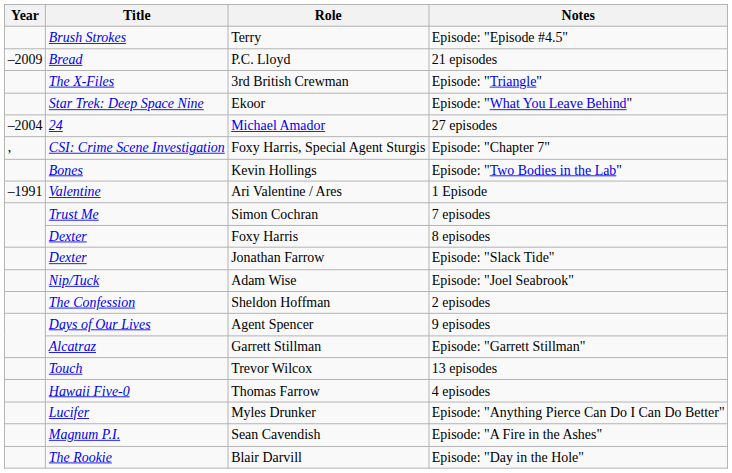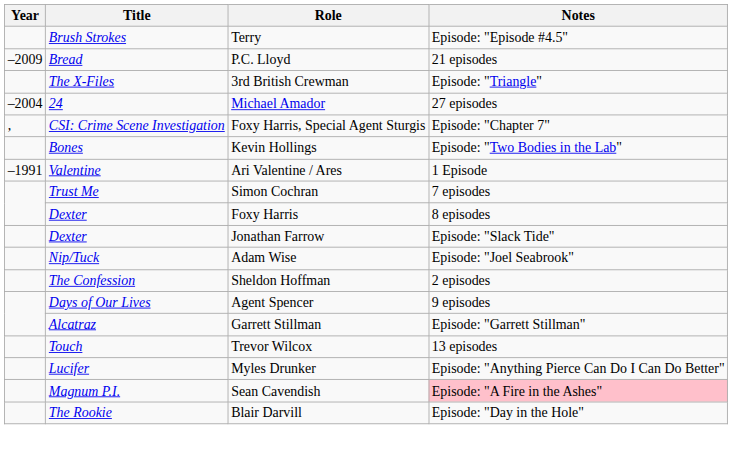- row: (248, 103)
- row: (275, 390)
(517, 434) no background -> (517, 390) pink background
